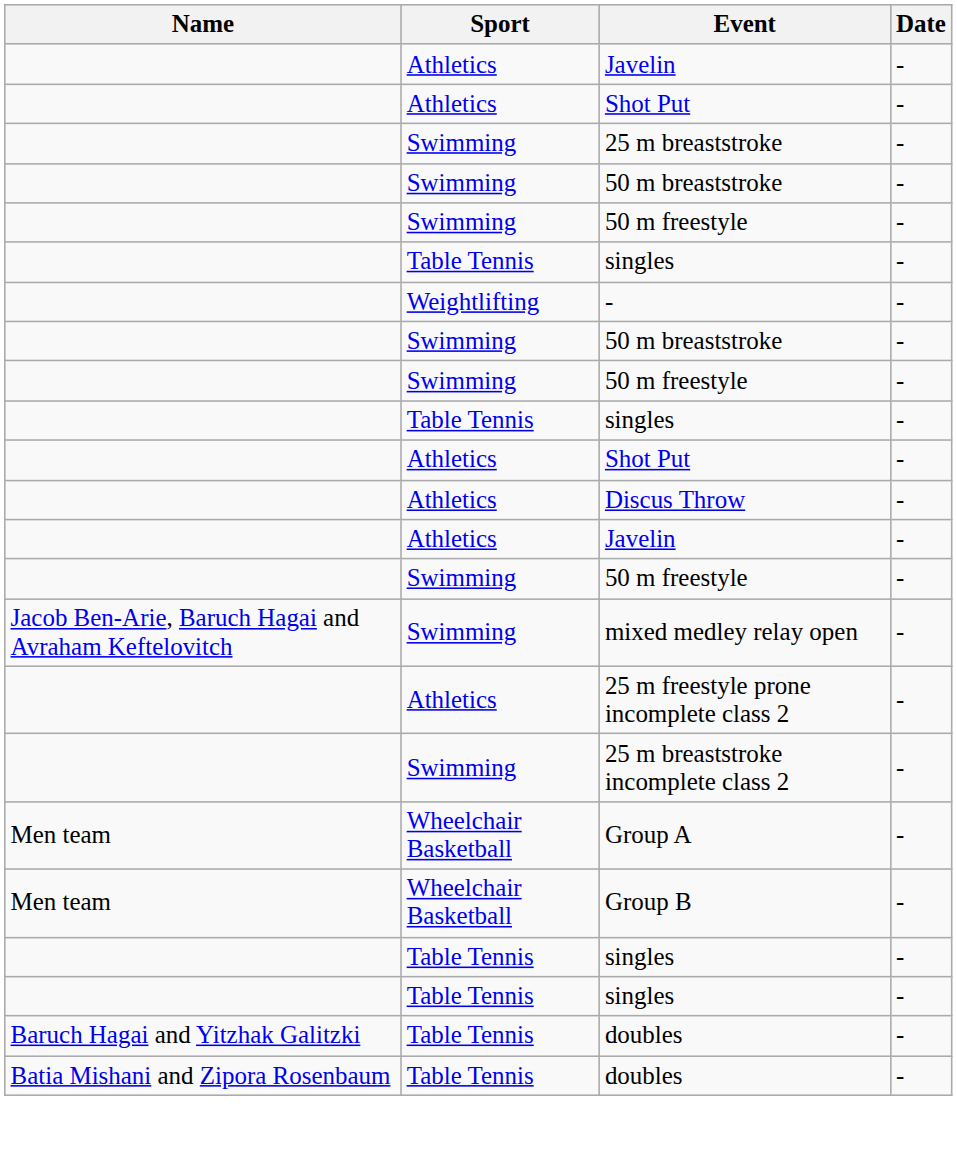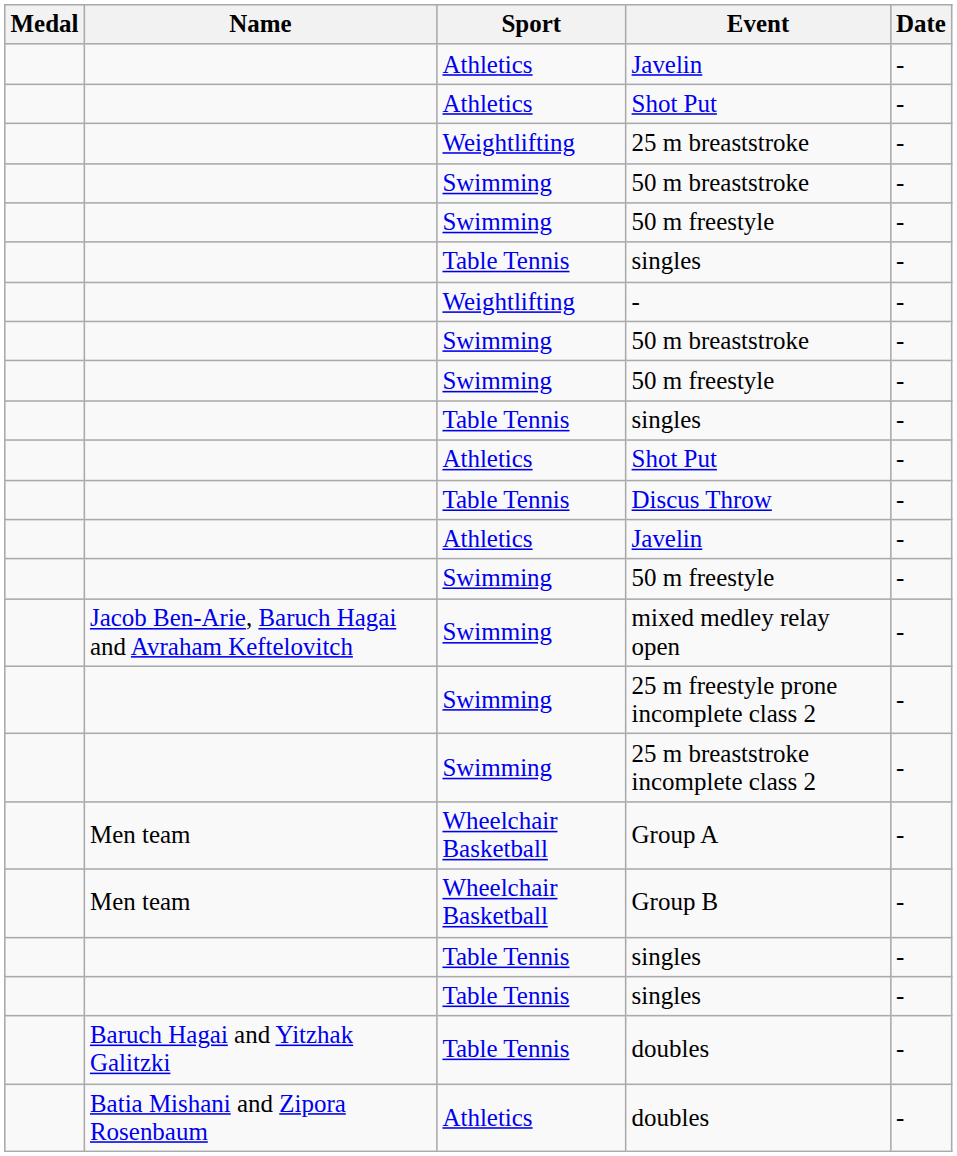+ column: (44, 24)
(461, 143) Swimming -> (509, 143) Weightlifting
(452, 499) Athletics -> (506, 499) Table Tennis
(452, 699) Athletics -> (497, 699) Swimming
(470, 1075) Table Tennis -> (488, 1117) Athletics
